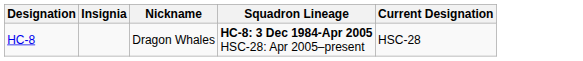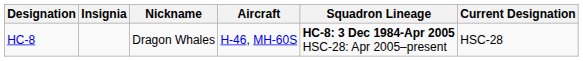+ column: (259, 14)
